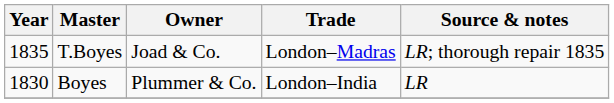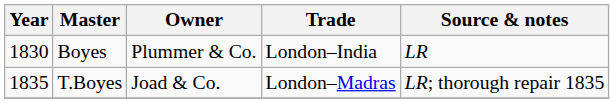rows swapped: (82, 82) <-> (90, 51)
